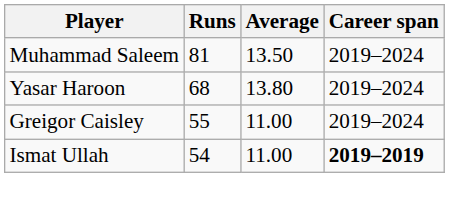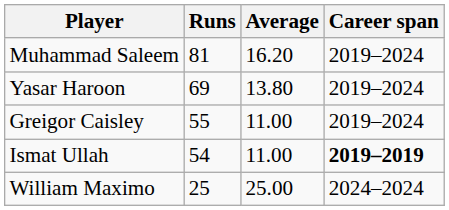(269, 54) 13.50 -> (269, 54) 16.20
(199, 88) 68 -> (199, 88) 69
+ row: (82, 188)
